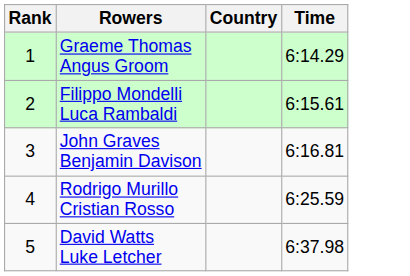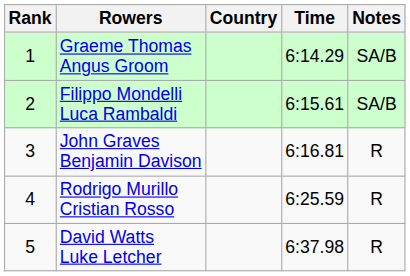+ column: (377, 18)
